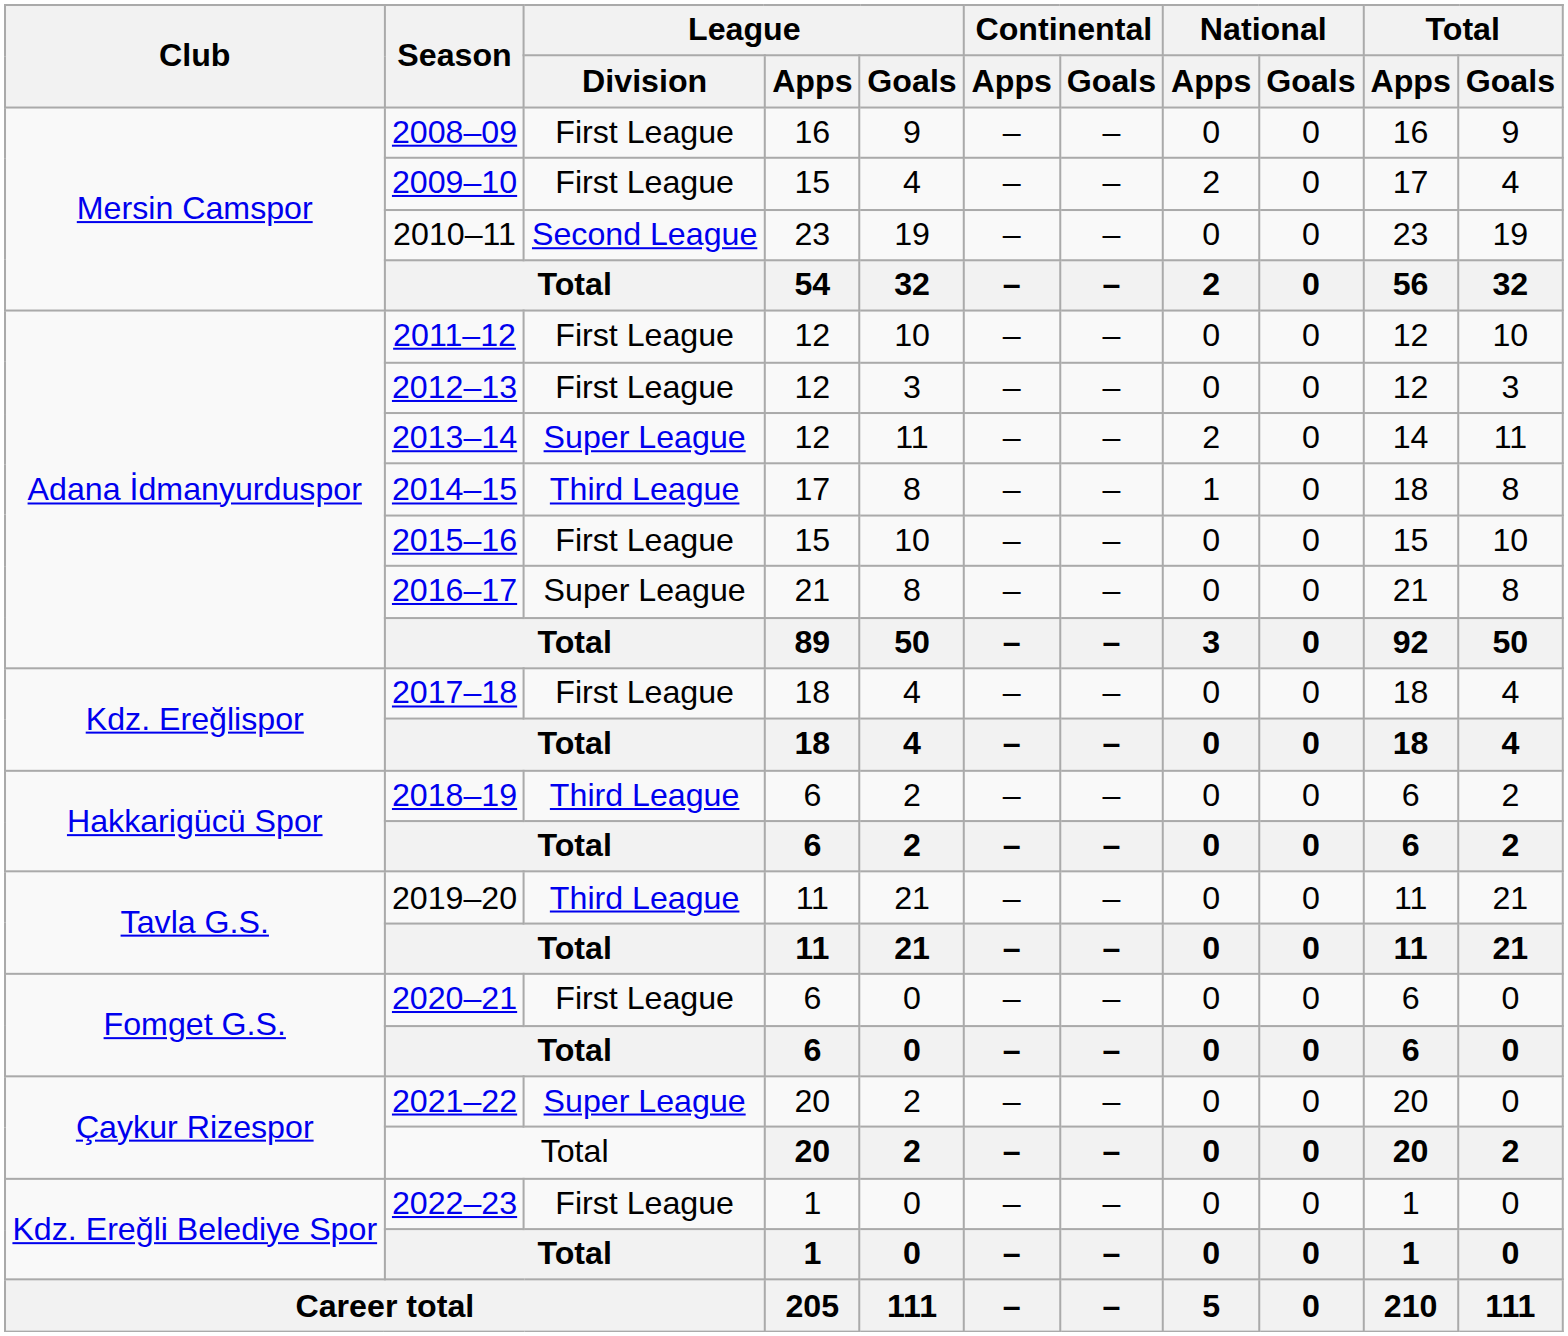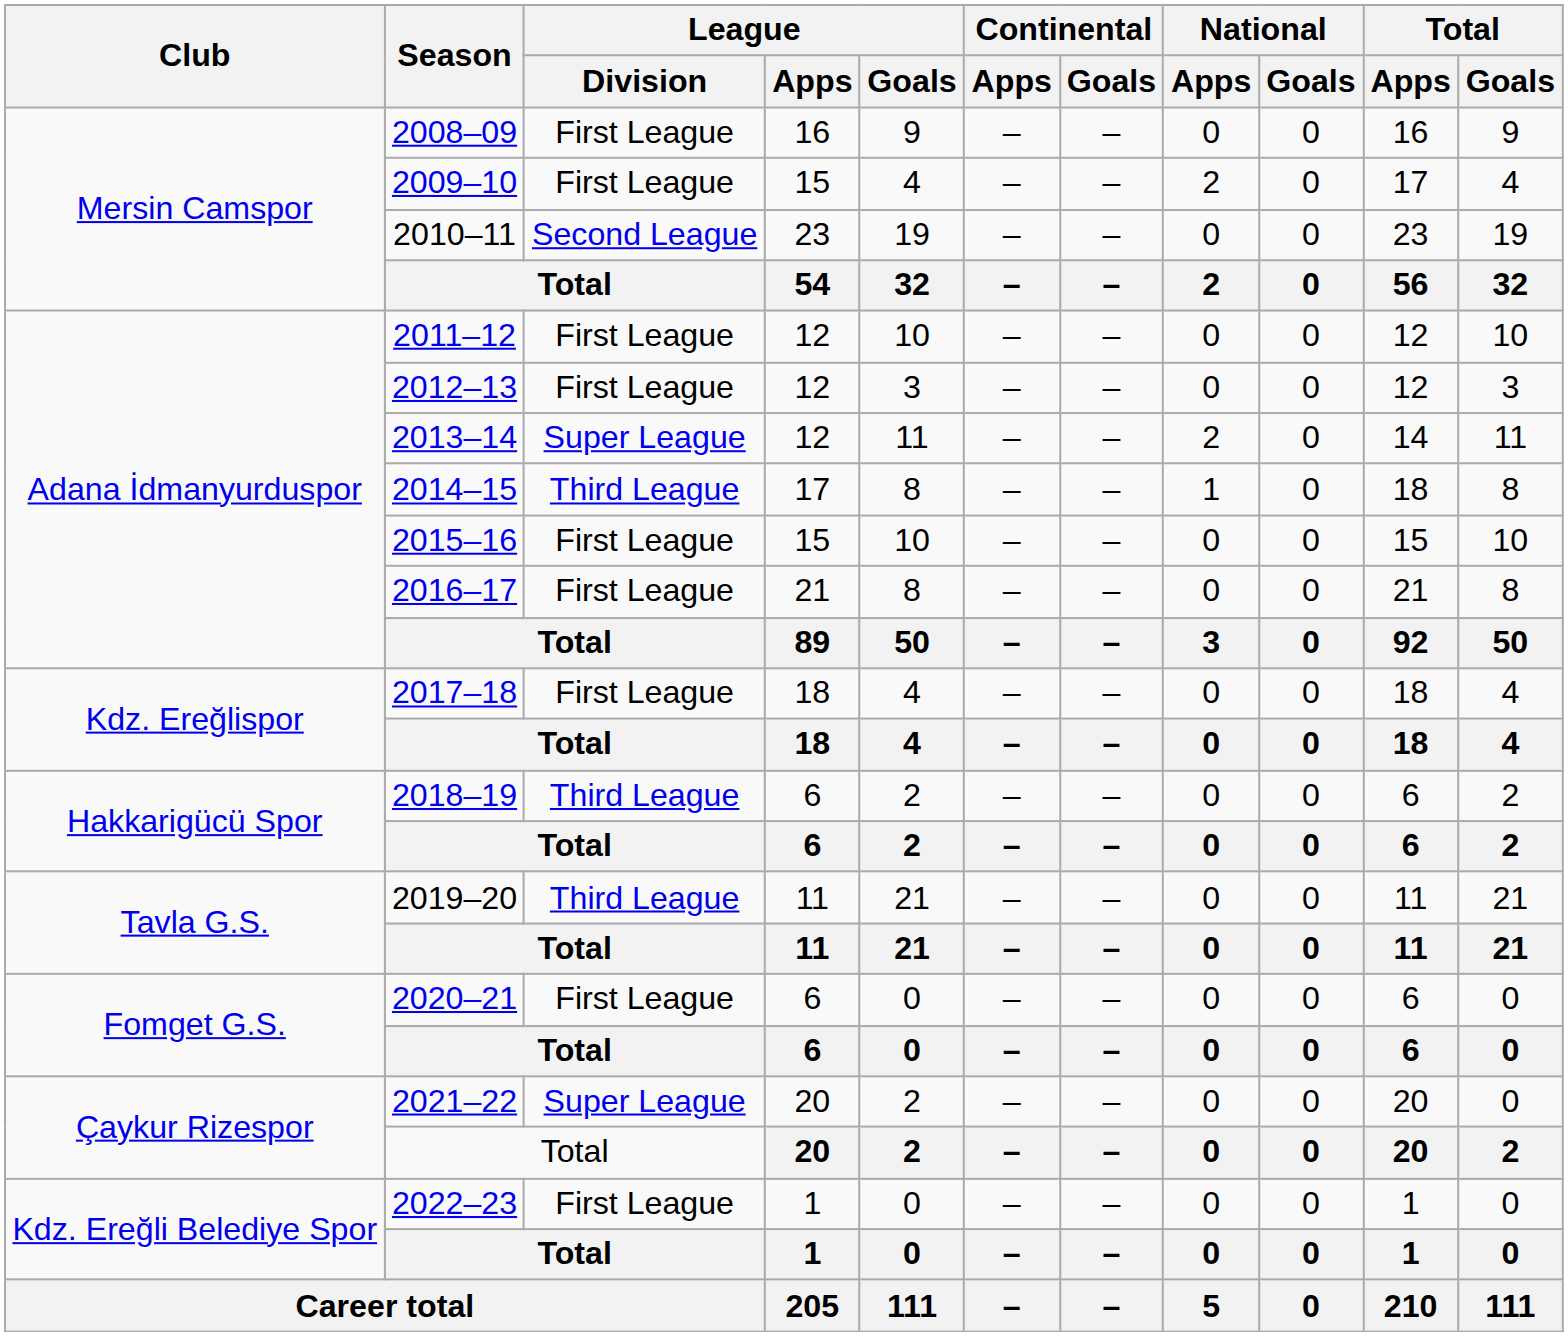(645, 591) Super League -> (645, 591) First League
